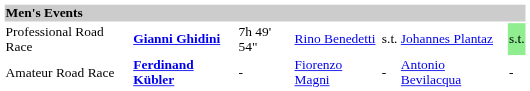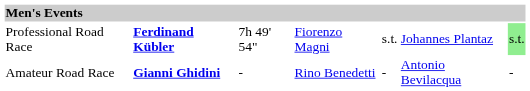(177, 39) Gianni Ghidini -> (163, 39) Ferdinand Kübler
(335, 39) Rino Benedetti -> (318, 39) Fiorenzo Magni
(163, 72) Ferdinand Kübler -> (177, 72) Gianni Ghidini
(318, 72) Fiorenzo Magni -> (335, 72) Rino Benedetti
